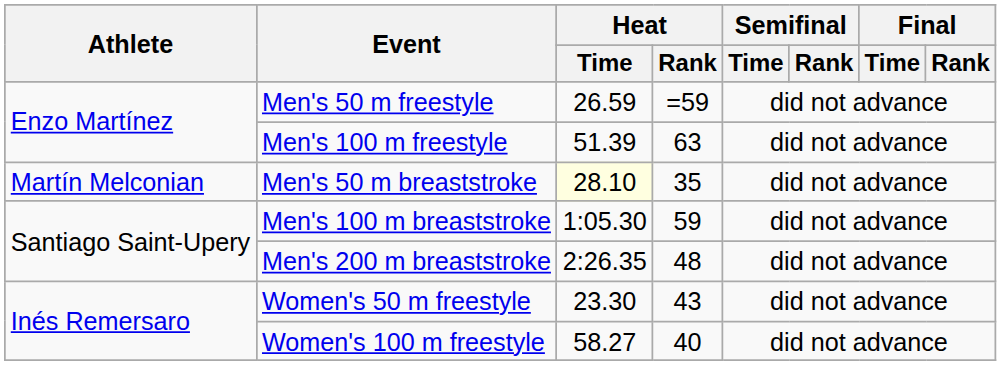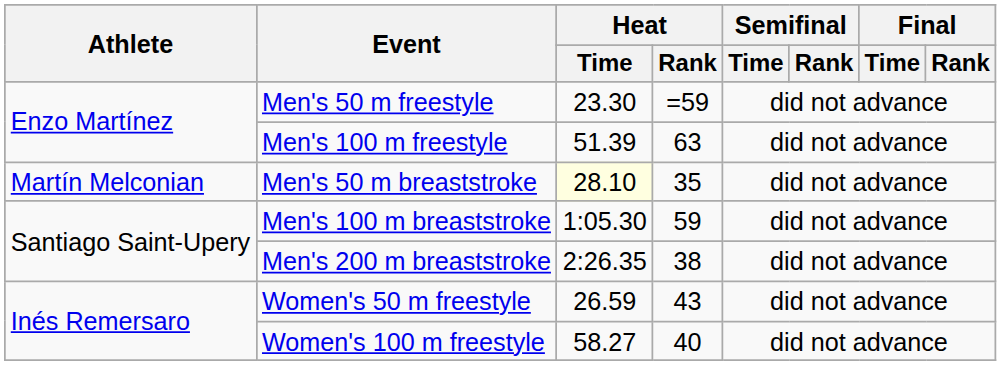(605, 103) 26.59 -> (605, 103) 23.30
(688, 262) 48 -> (688, 262) 38
(605, 302) 23.30 -> (605, 302) 26.59
